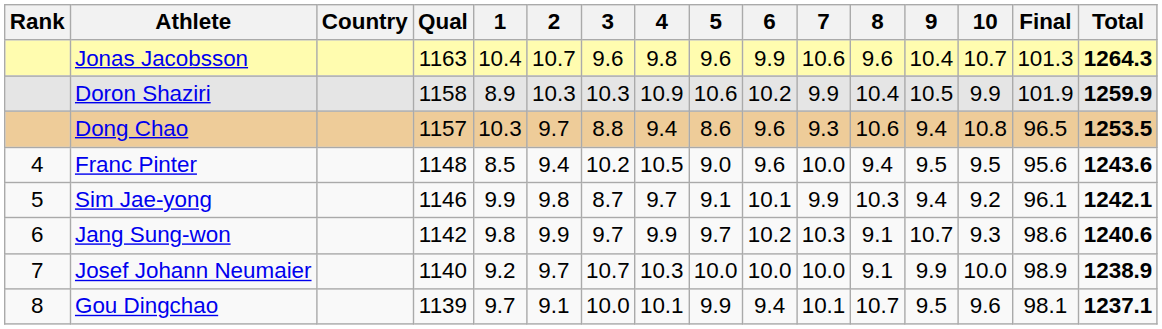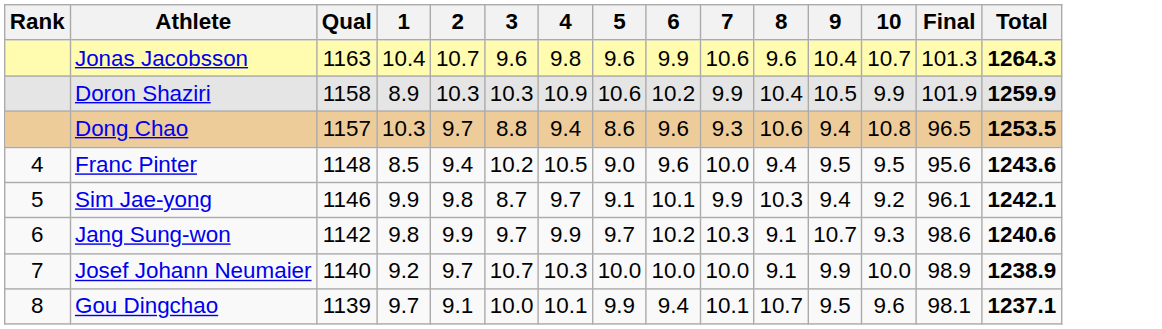- column: (365, 22)
